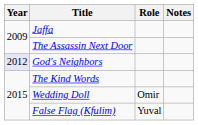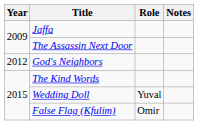(17, 62) lavender background -> (17, 62) no background
(148, 95) Omir -> (149, 95) Yuval
(149, 111) Yuval -> (148, 111) Omir
